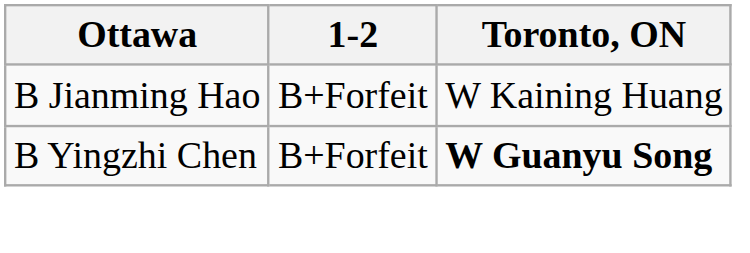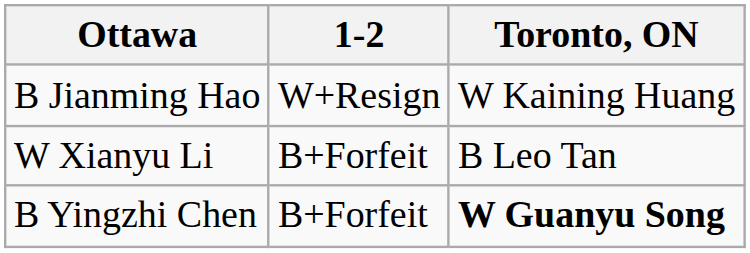(353, 94) B+Forfeit -> (359, 94) W+Resign
+ row: (114, 154)
